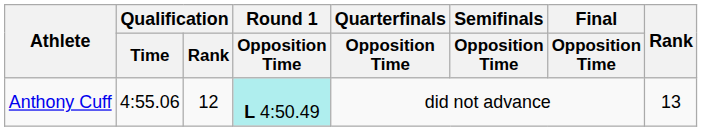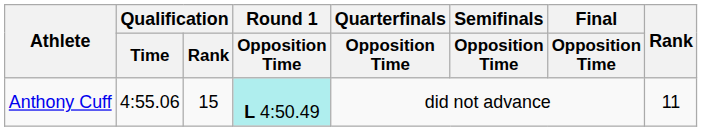(208, 102) 12 -> (208, 102) 15
(671, 102) 13 -> (671, 102) 11
